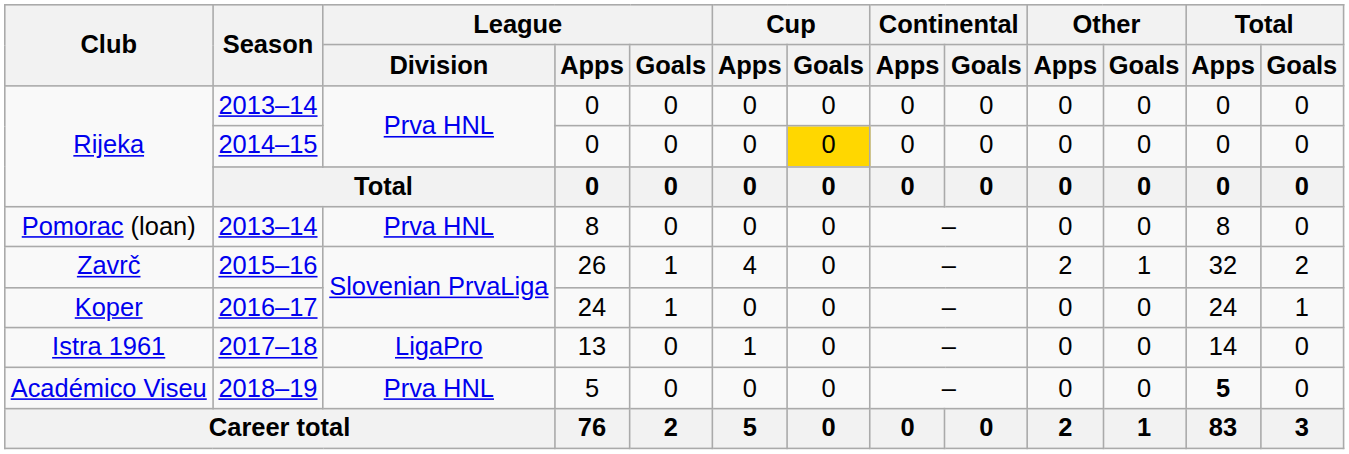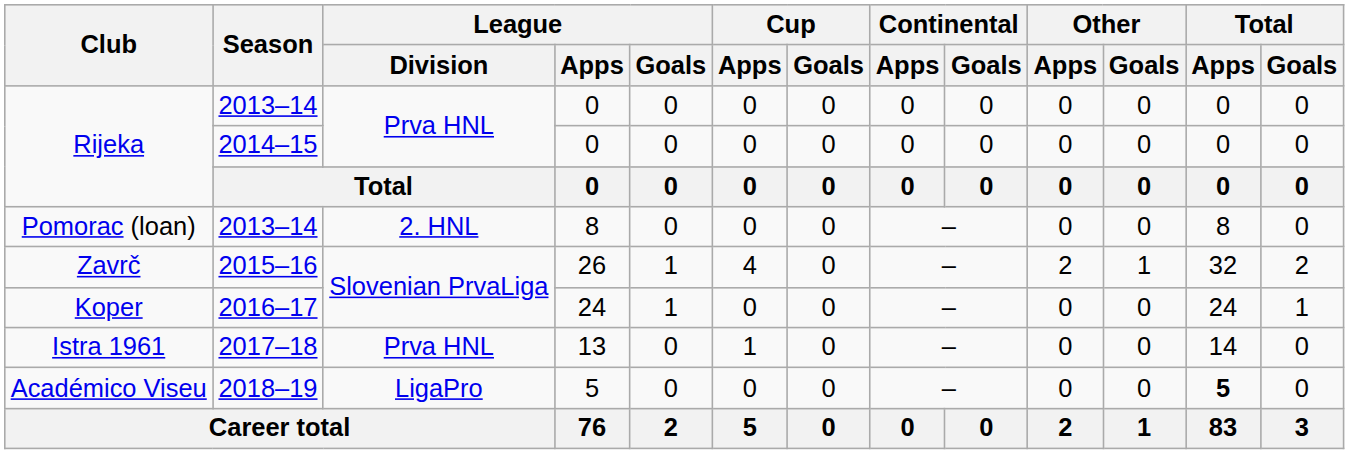(829, 145) gold background -> (829, 145) no background
(439, 226) Prva HNL -> (439, 226) 2. HNL
(439, 347) LigaPro -> (439, 347) Prva HNL
(439, 387) Prva HNL -> (439, 387) LigaPro
